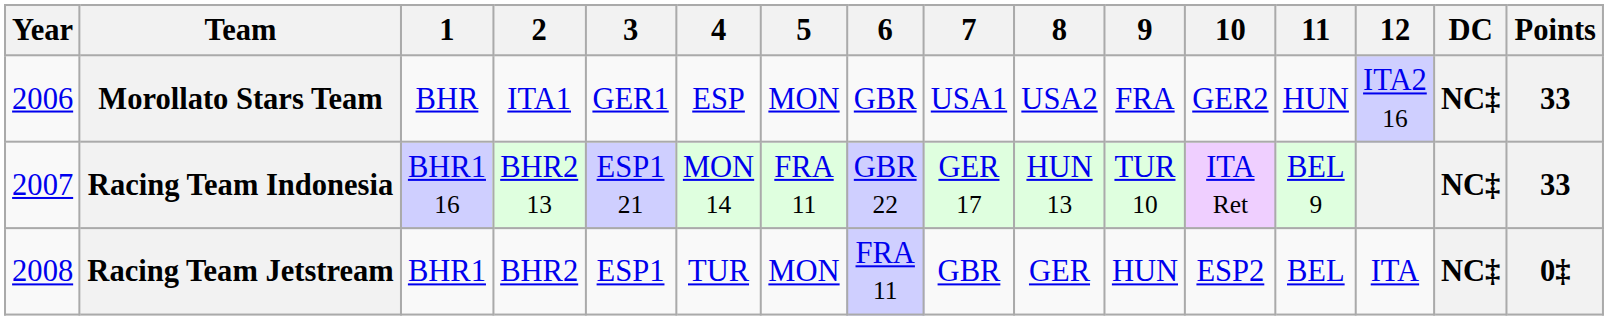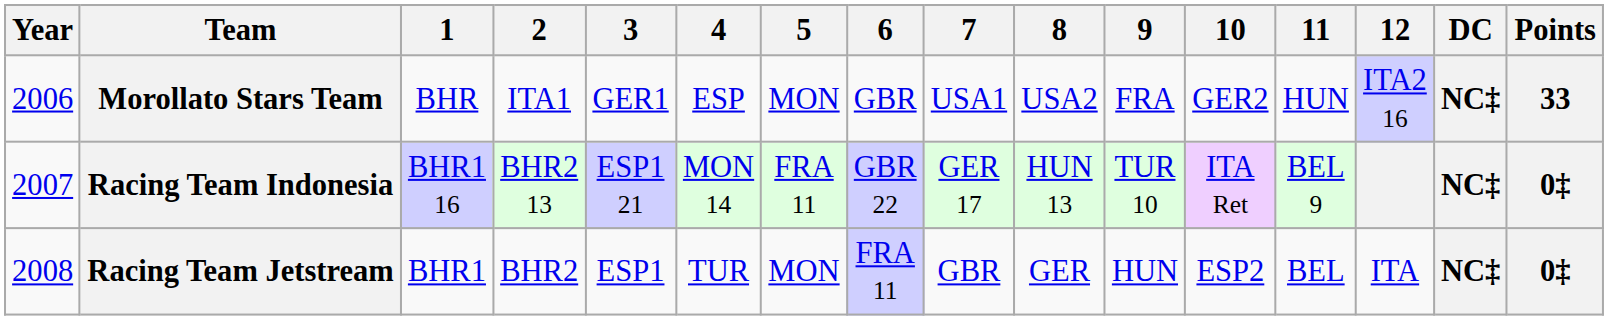(1555, 184) 33 -> (1555, 184) 0‡
